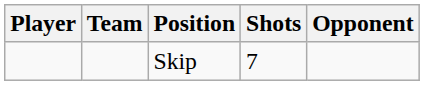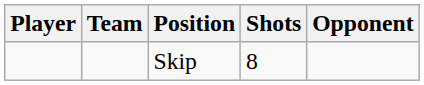(252, 60) 7 -> (252, 60) 8
